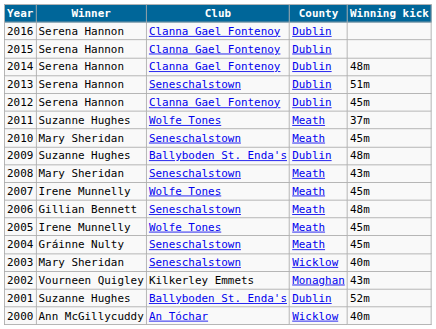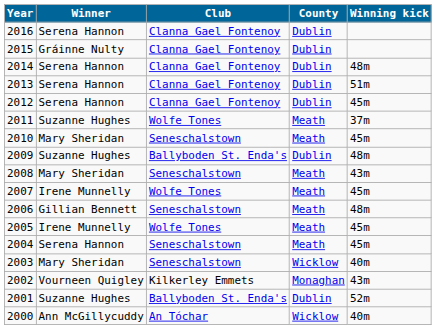(81, 49) Serena Hannon -> (81, 49) Gráinne Nulty
(195, 85) Seneschalstown -> (215, 85) Clanna Gael Fontenoy
(81, 245) Gráinne Nulty -> (81, 245) Serena Hannon
